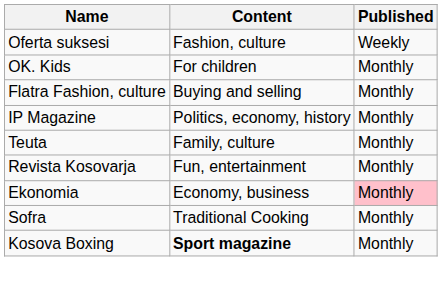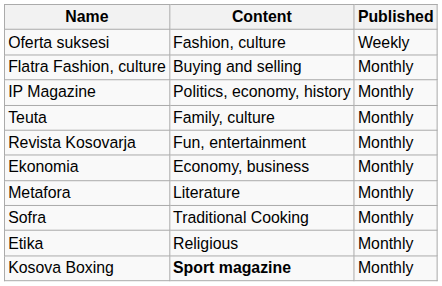- row: (39, 67)
(386, 192) pink background -> (386, 167) no background
+ row: (39, 192)
+ row: (26, 243)
